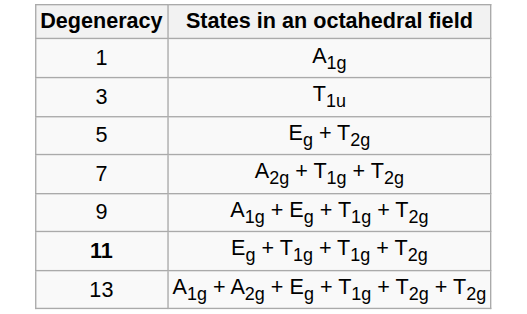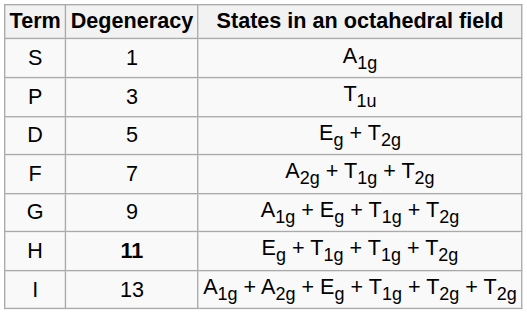+ column: (35, 21)
